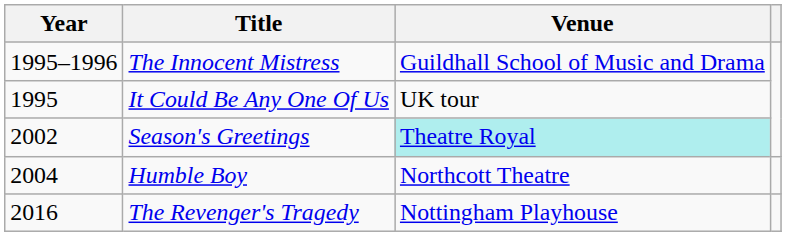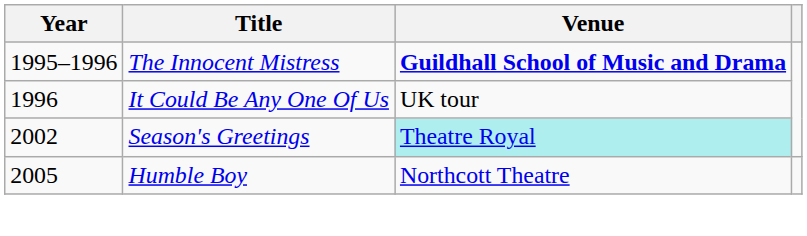(582, 61) normal -> (593, 61) bold
(34, 99) 1995 -> (34, 99) 1996
(34, 174) 2004 -> (34, 174) 2005
- row: (244, 212)
